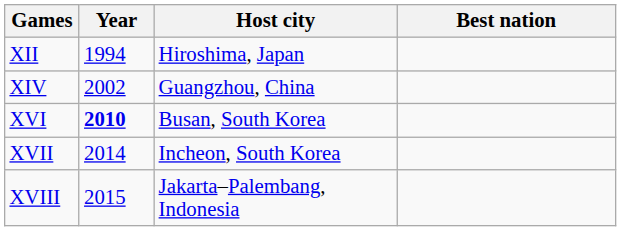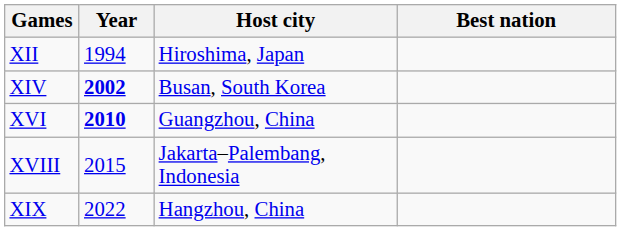(105, 86) normal -> (105, 86) bold
(237, 86) Guangzhou, China -> (242, 86) Busan, South Korea
(242, 119) Busan, South Korea -> (237, 119) Guangzhou, China
- row: (31, 152)
+ row: (28, 209)
